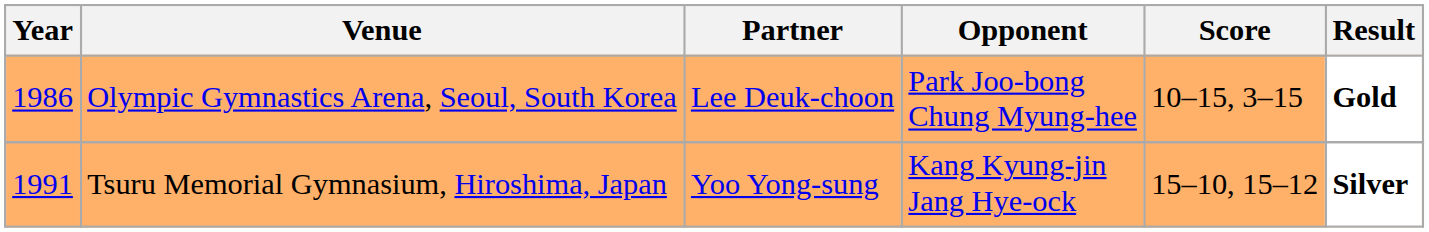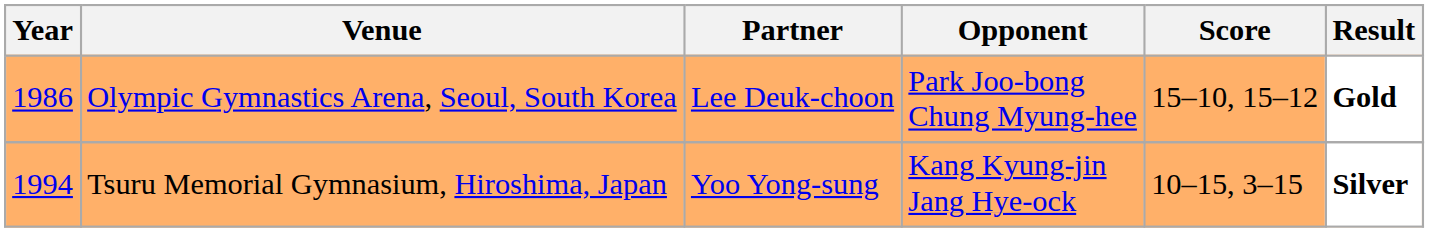(1227, 97) 10–15, 3–15 -> (1235, 97) 15–10, 15–12
(43, 183) 1991 -> (43, 183) 1994
(1235, 183) 15–10, 15–12 -> (1227, 183) 10–15, 3–15
